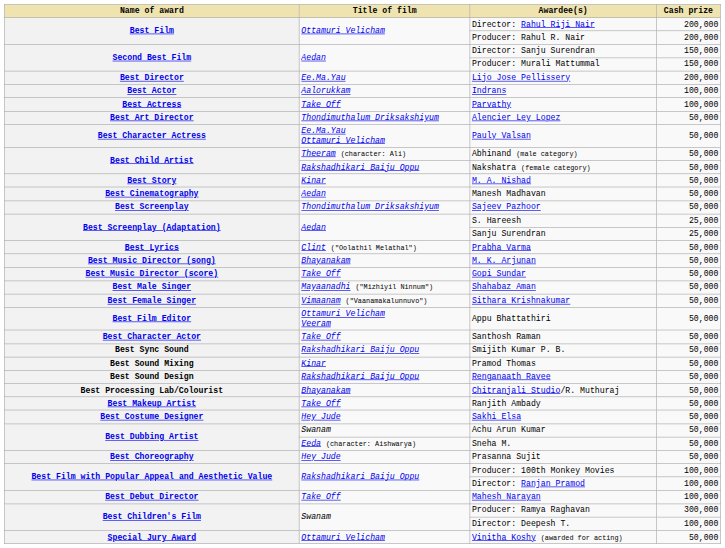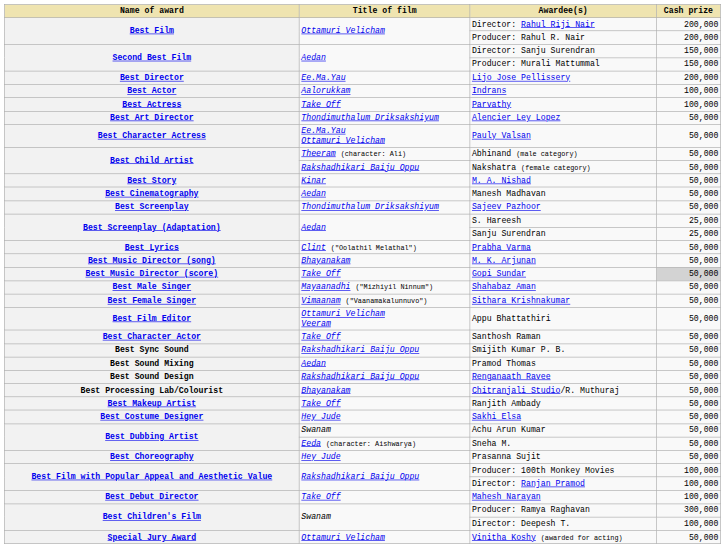(704, 274) no background -> (704, 274) lightgrey background
(314, 364) Kinar -> (314, 364) Aedan
